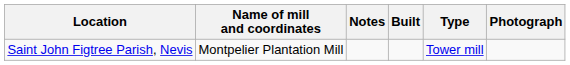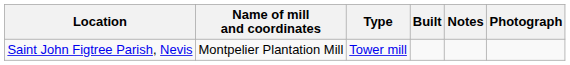columns swapped: (455, 22) <-> (367, 22)
